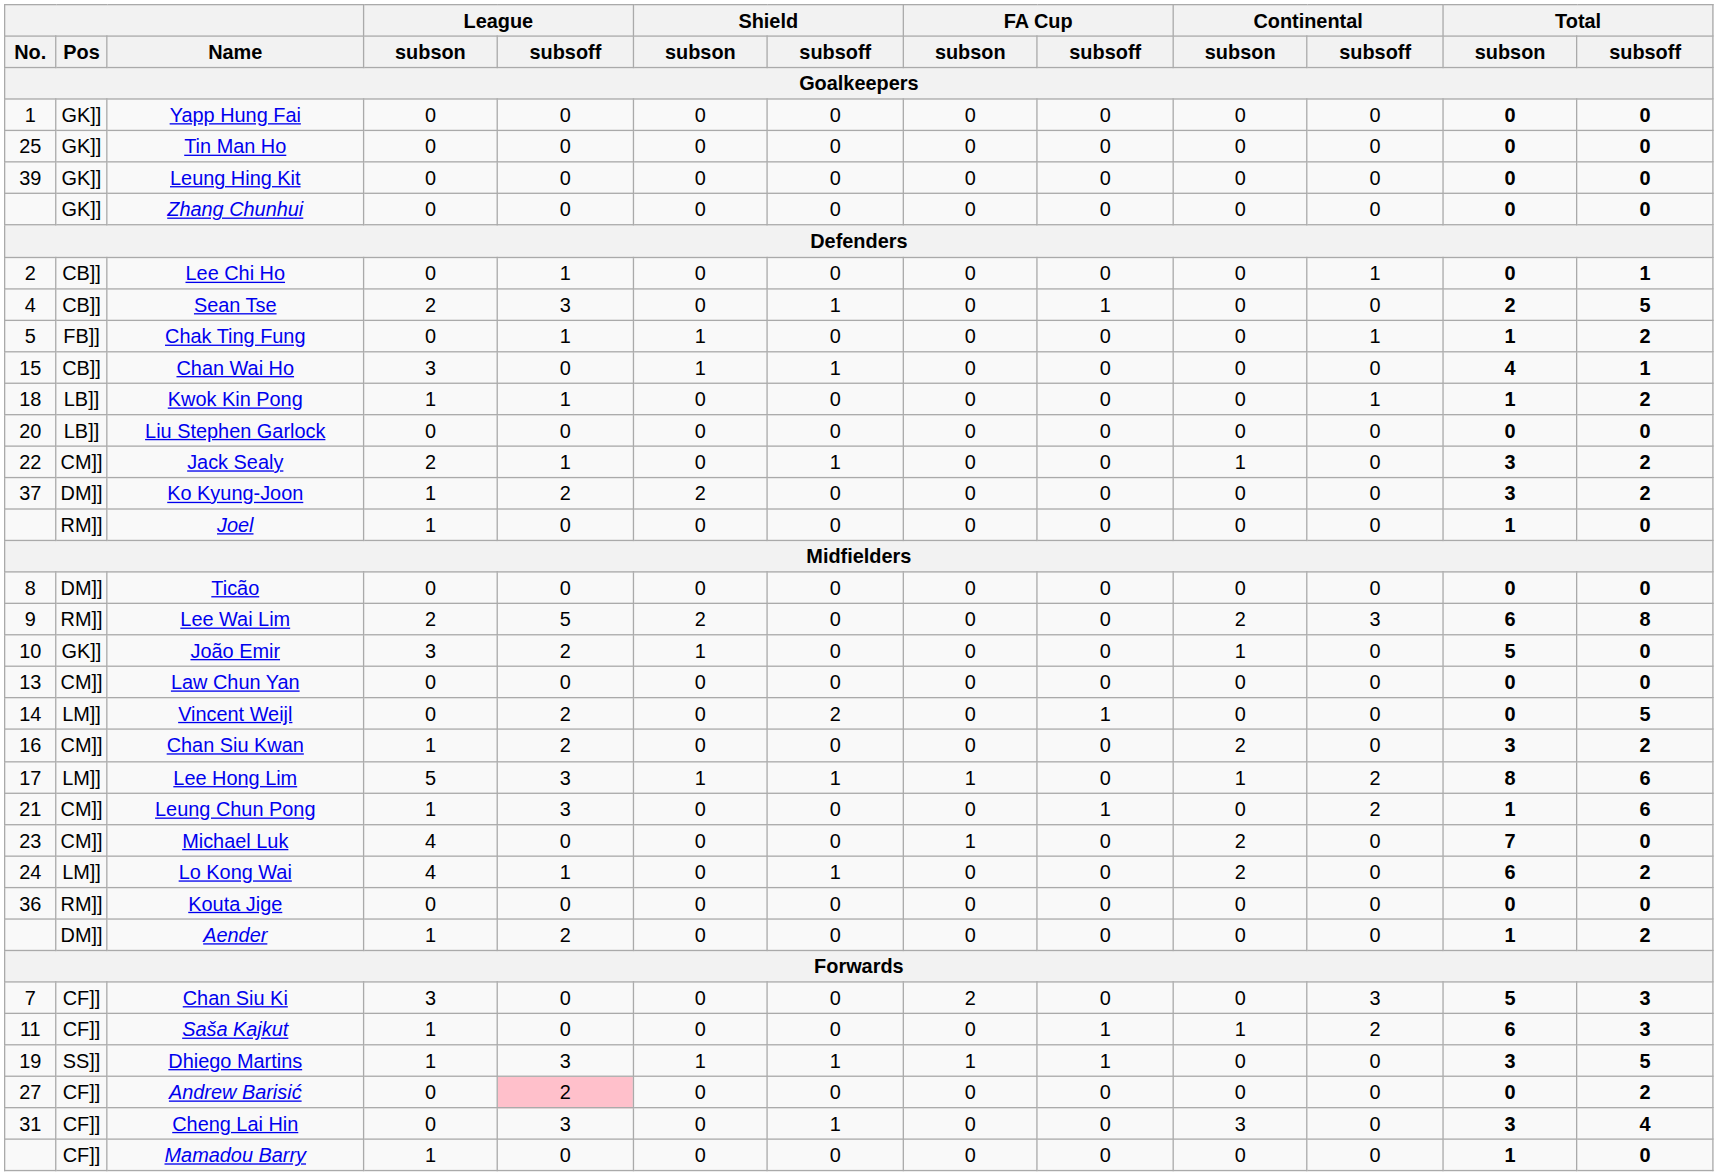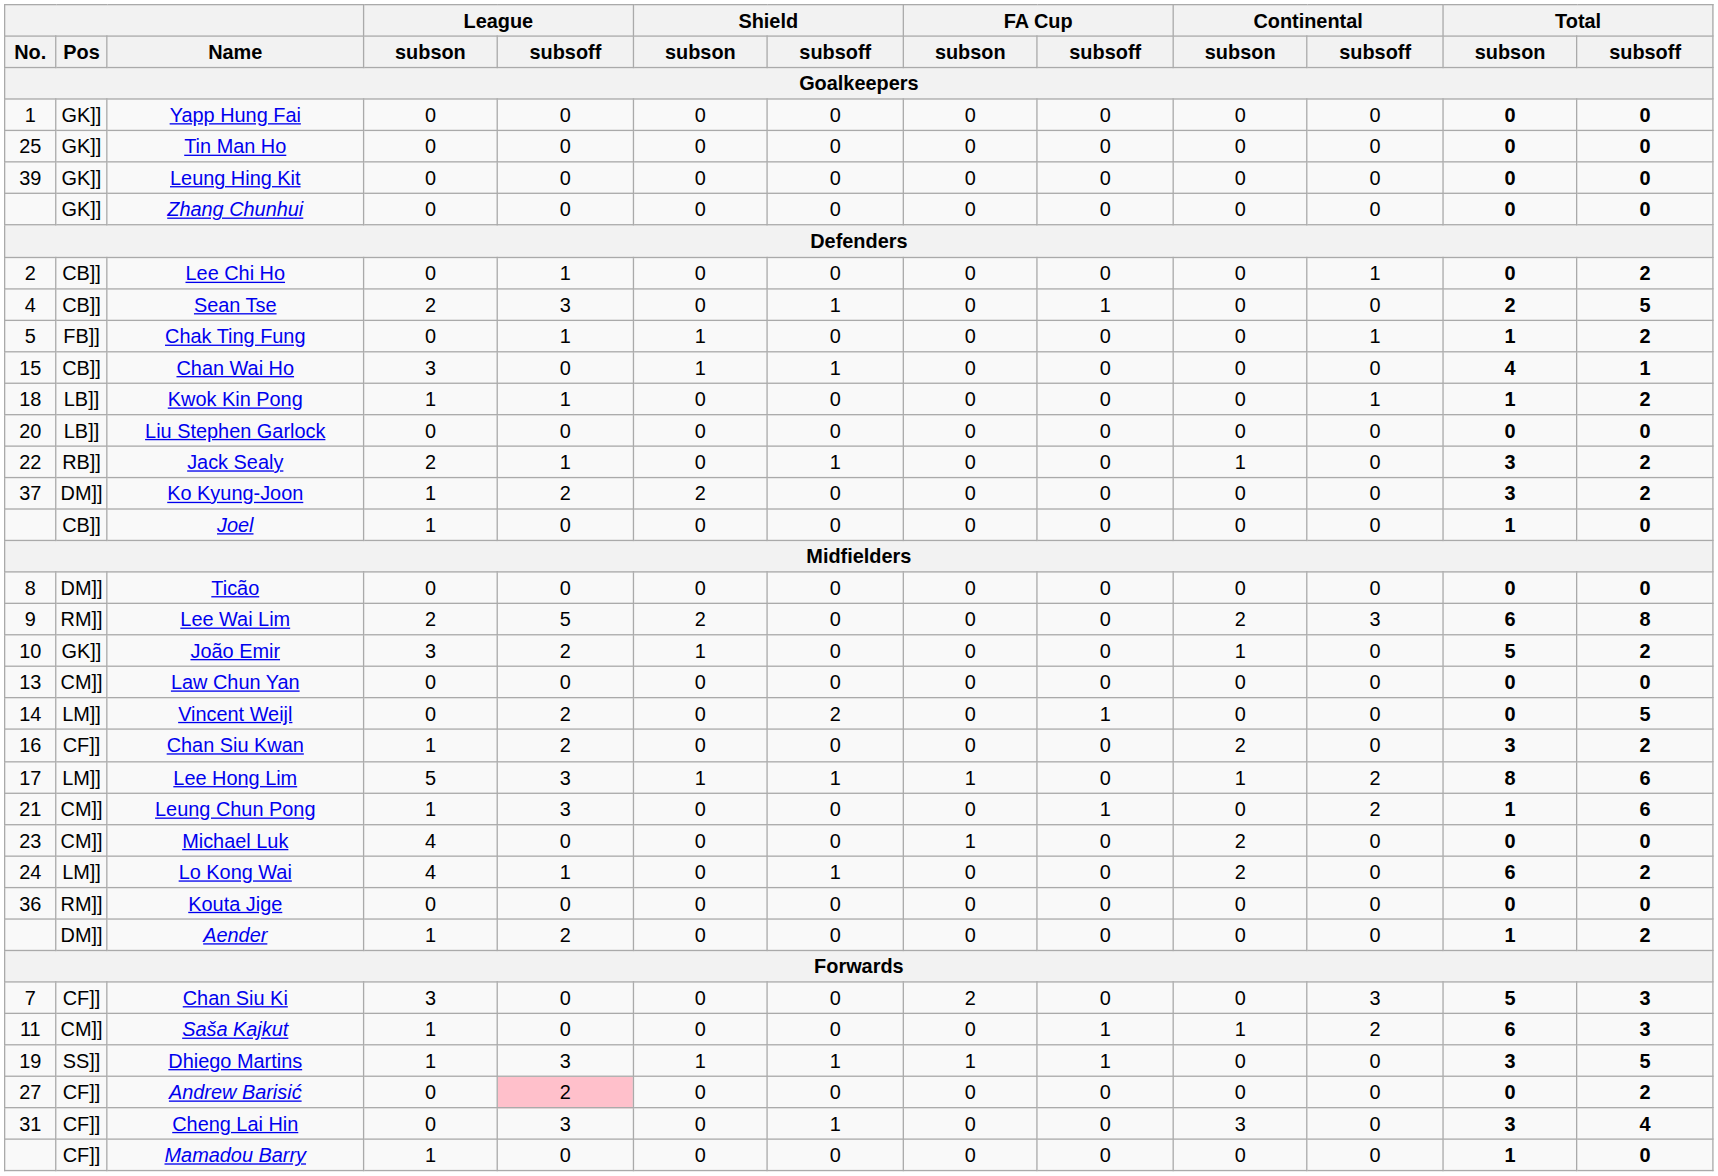(1645, 273) 1 -> (1645, 273) 2
(82, 462) CM]] -> (82, 462) RB]]
(82, 525) RM]] -> (82, 525) CB]]
(1645, 651) 0 -> (1645, 651) 2
(82, 746) CM]] -> (82, 746) CF]]
(1510, 840) 7 -> (1510, 840) 0
(82, 1029) CF]] -> (82, 1029) CM]]
